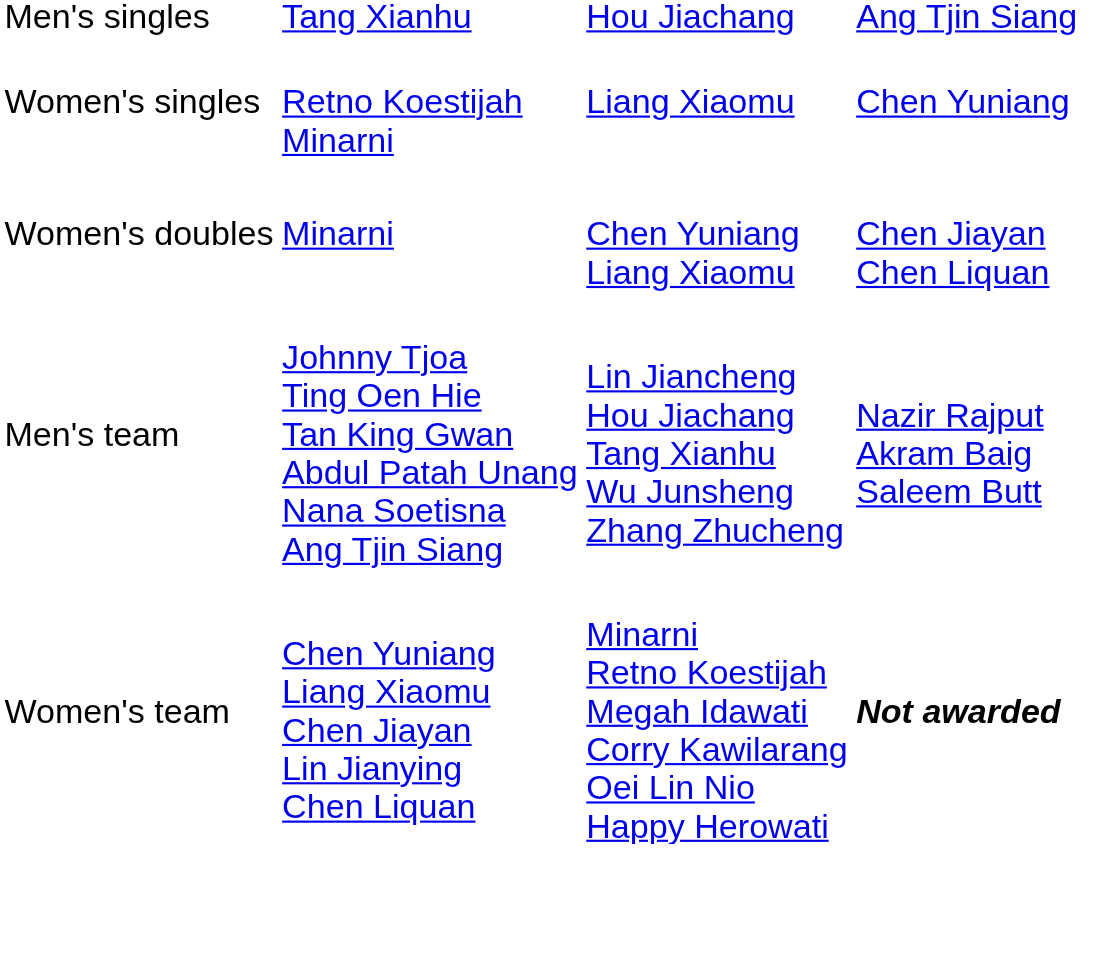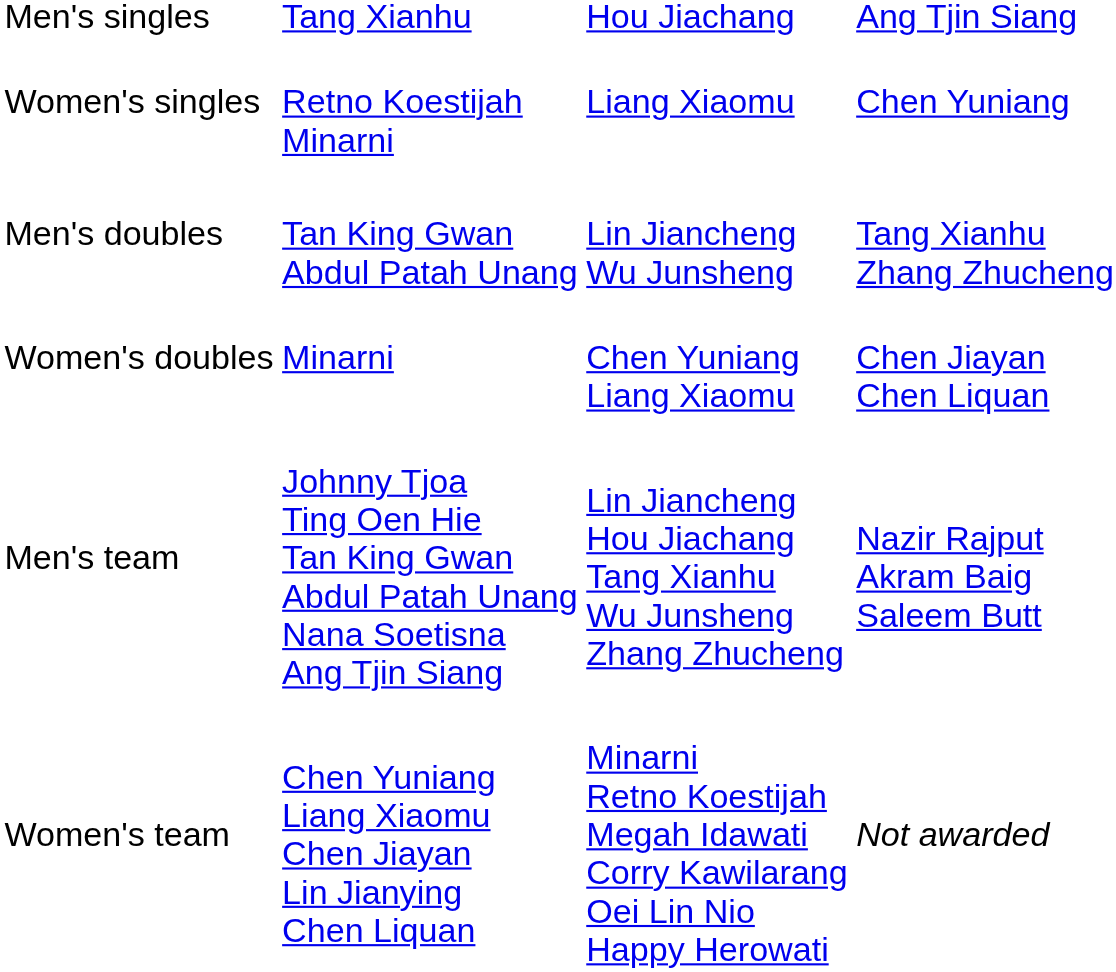+ row: (114, 234)
(958, 711) bold -> (953, 834) normal
